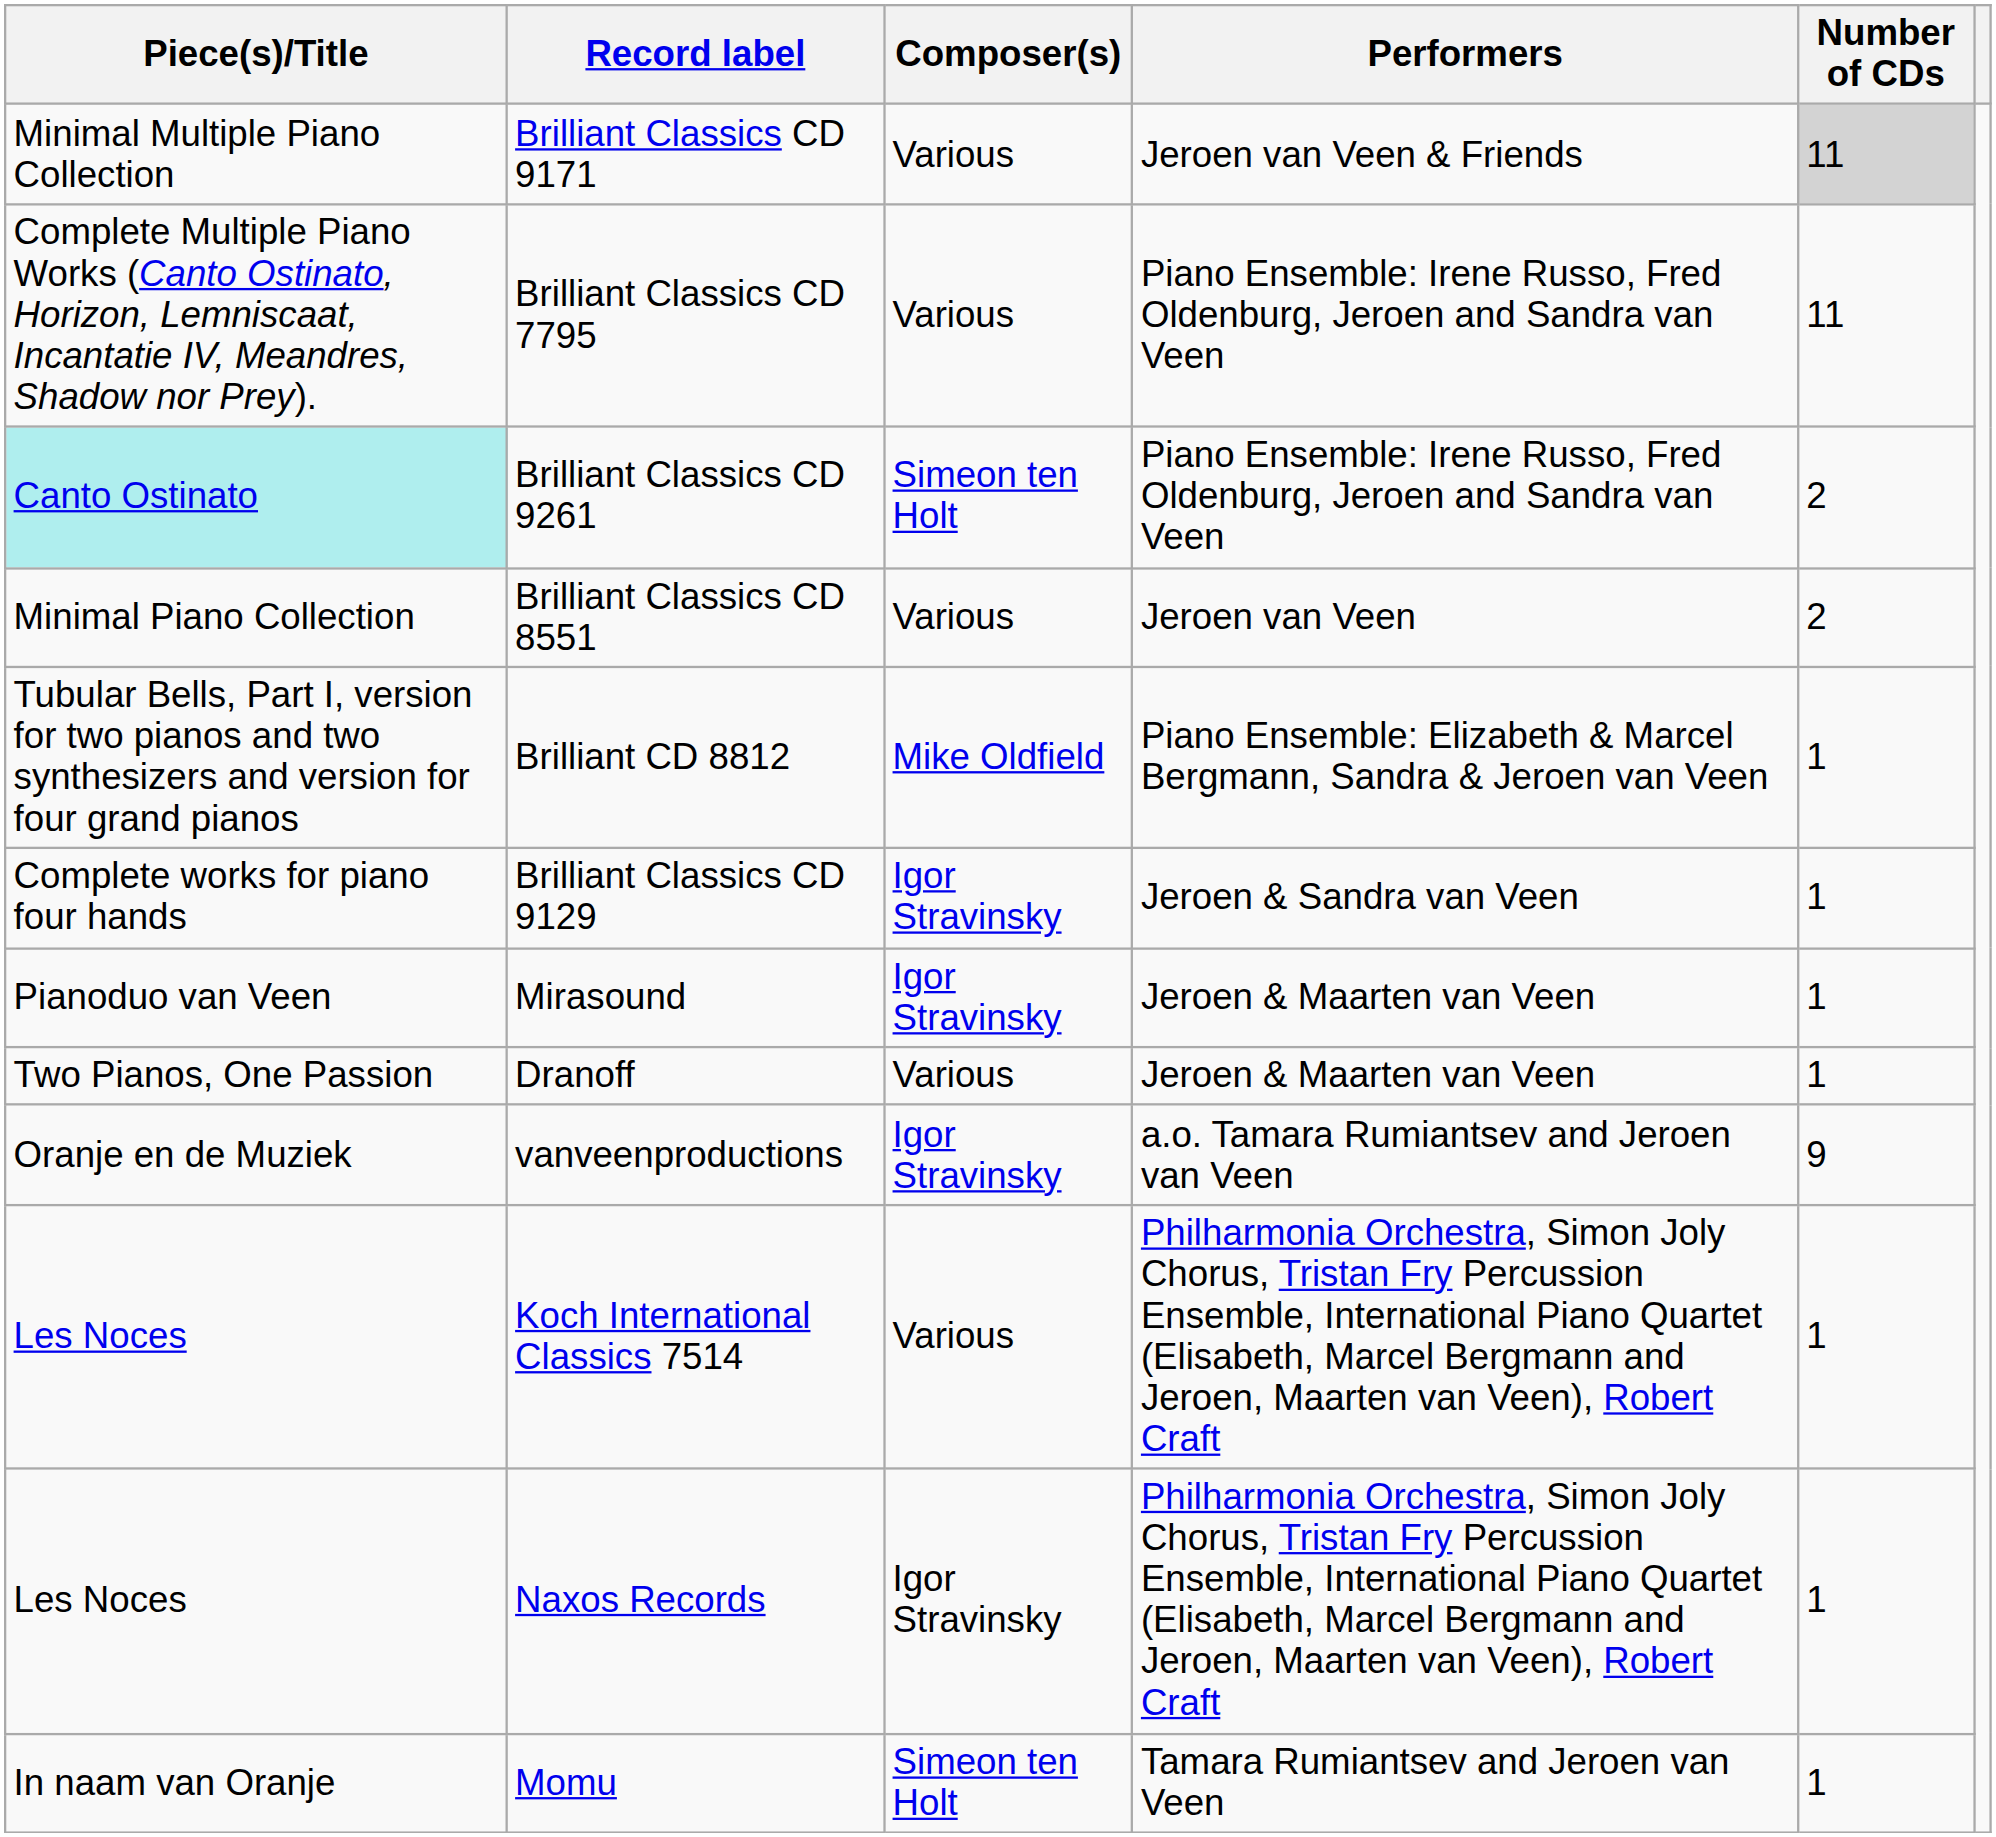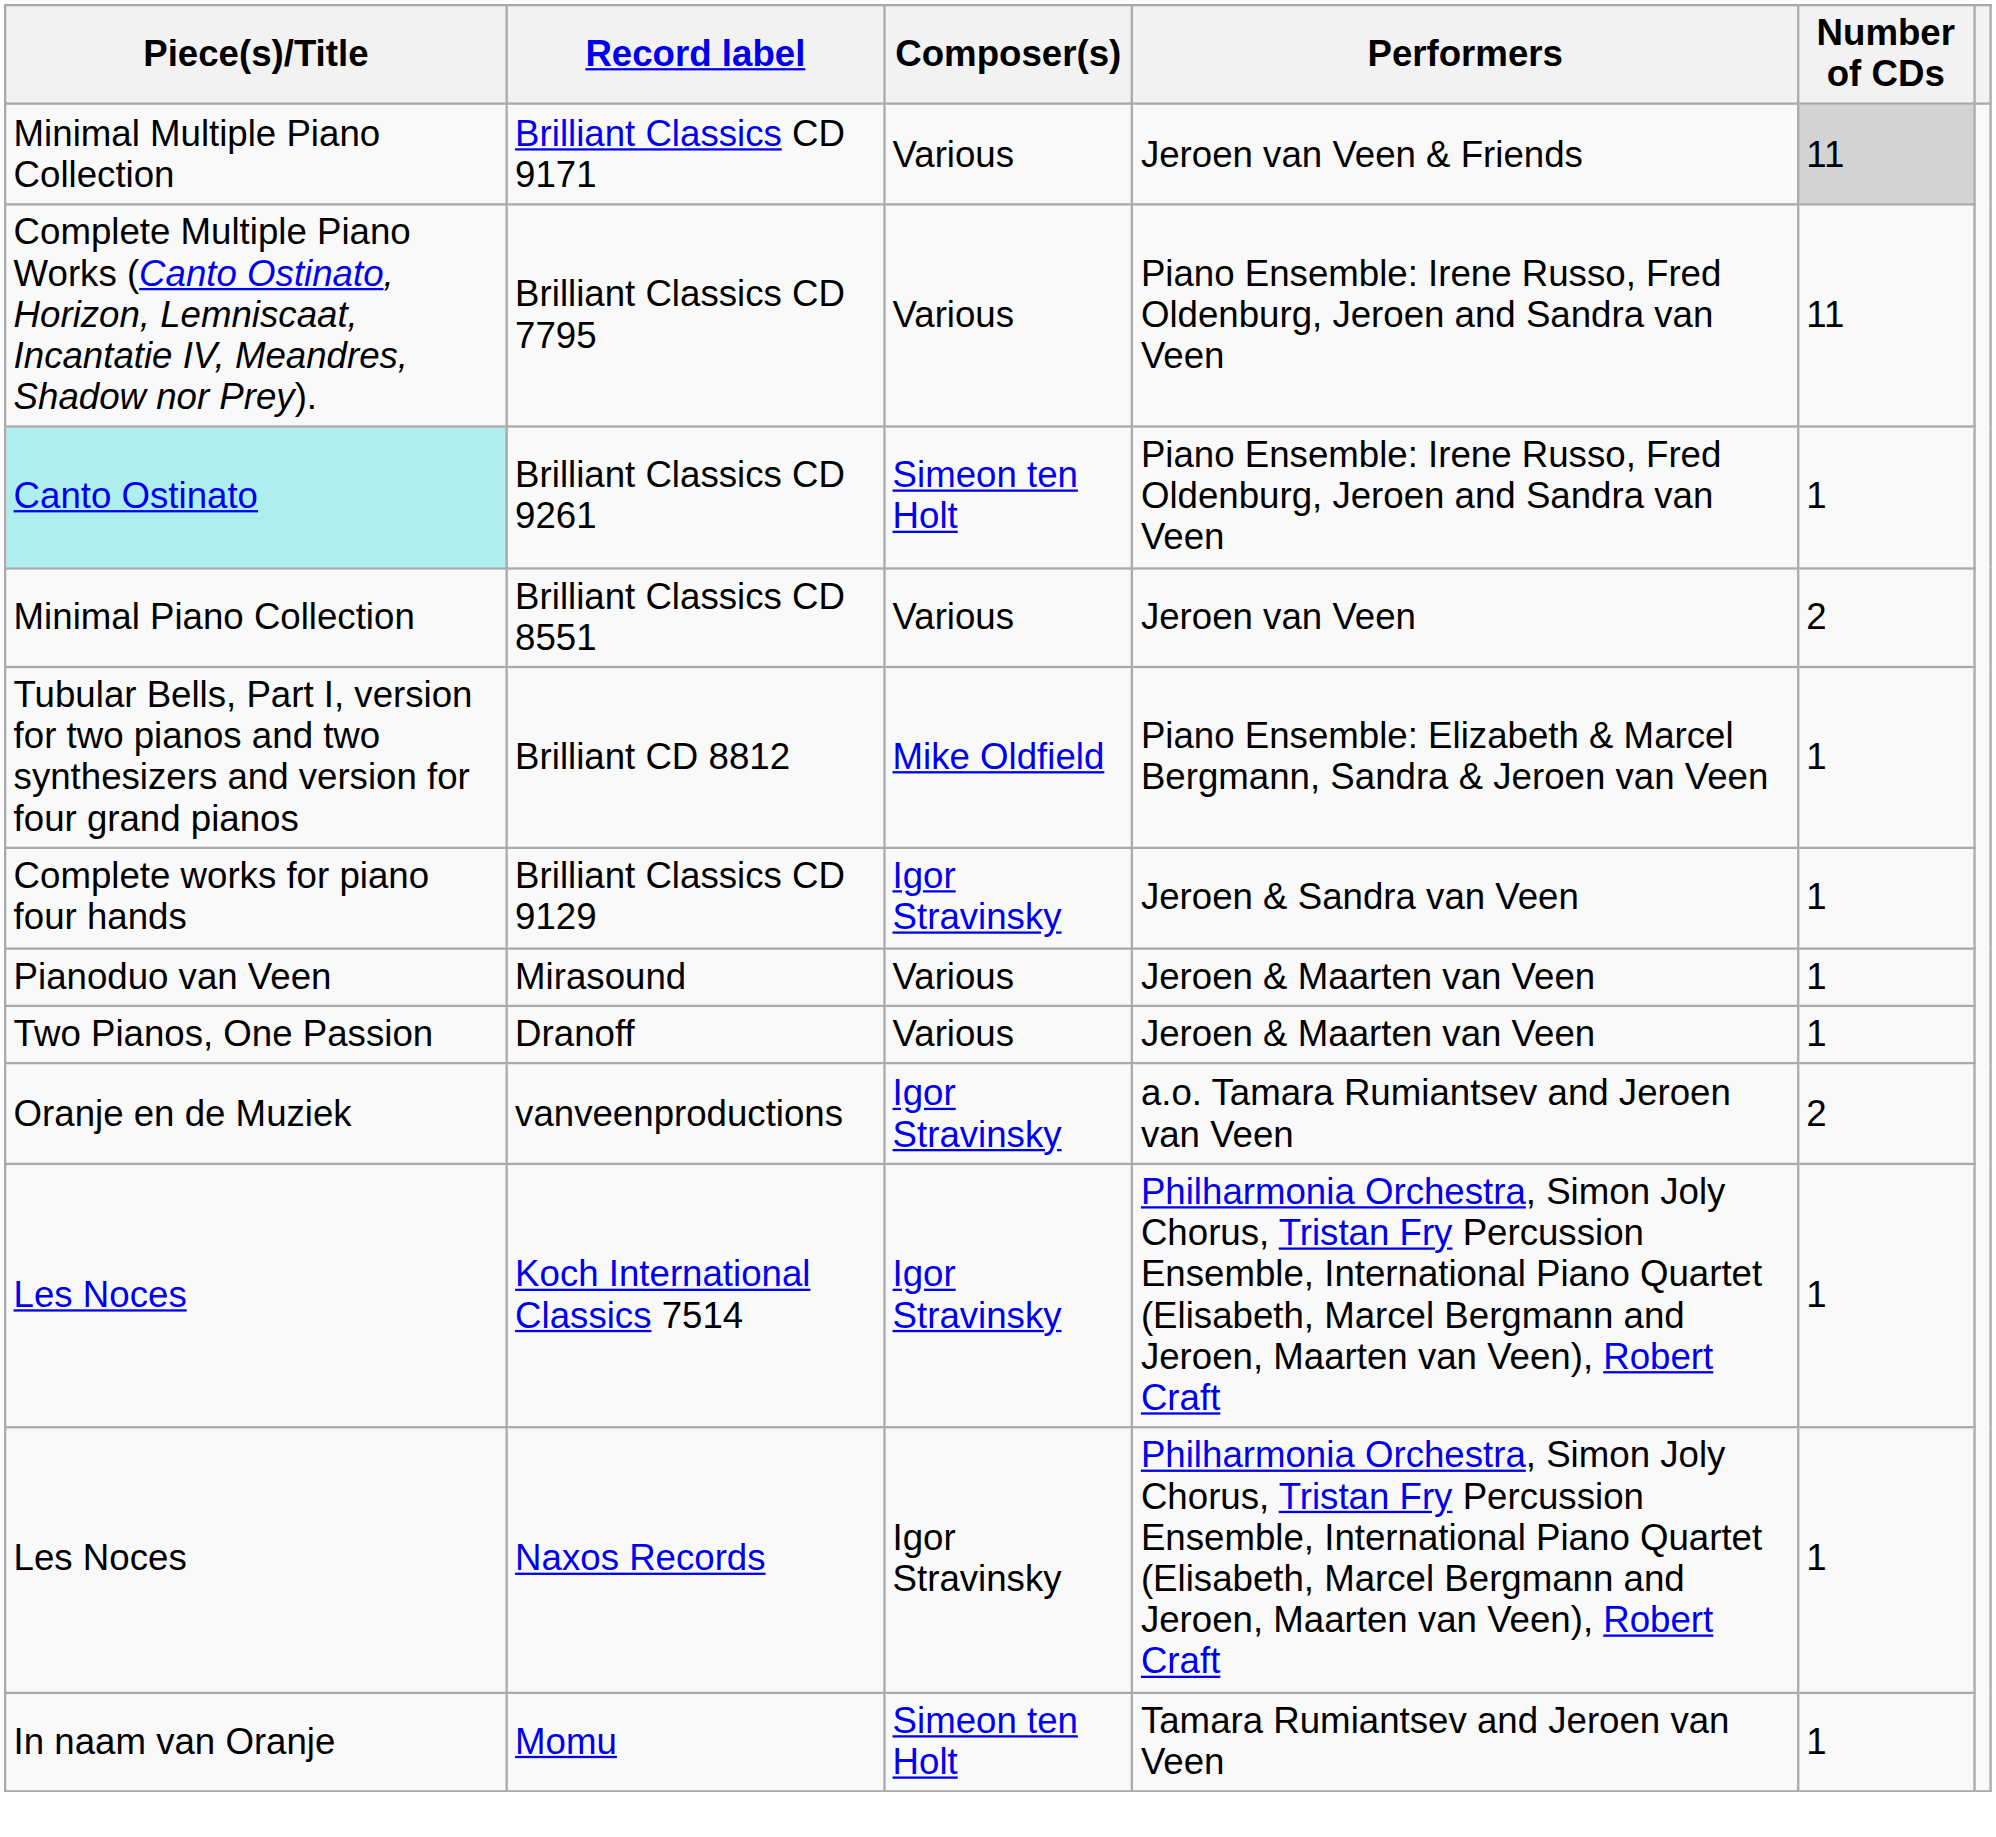(1817, 496) 2 -> (1817, 496) 1
(977, 996) Igor Stravinsky -> (953, 976) Various
(1817, 1154) 9 -> (1817, 1113) 2
(953, 1335) Various -> (977, 1294) Igor Stravinsky
